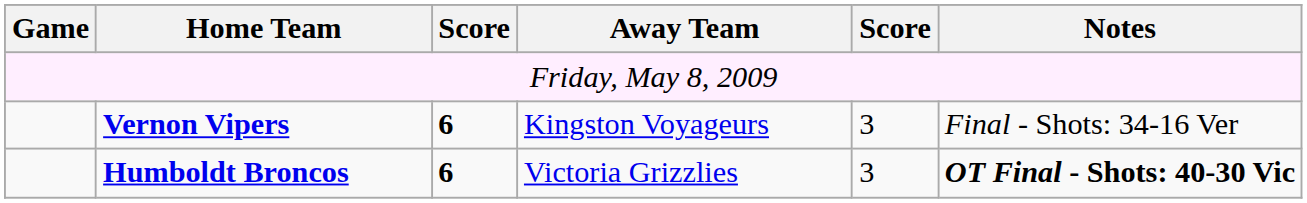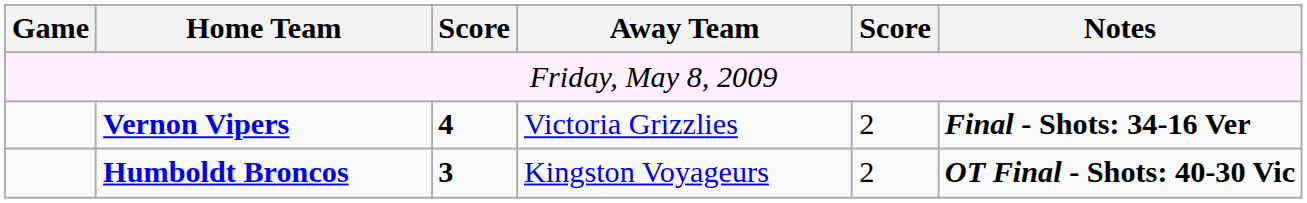(446, 124) 6 -> (446, 124) 4
(646, 124) Kingston Voyageurs -> (631, 124) Victoria Grizzlies
(867, 124) 3 -> (867, 124) 2
(1092, 124) normal -> (1098, 124) bold
(446, 172) 6 -> (446, 172) 3
(631, 172) Victoria Grizzlies -> (646, 172) Kingston Voyageurs
(867, 172) 3 -> (867, 172) 2
